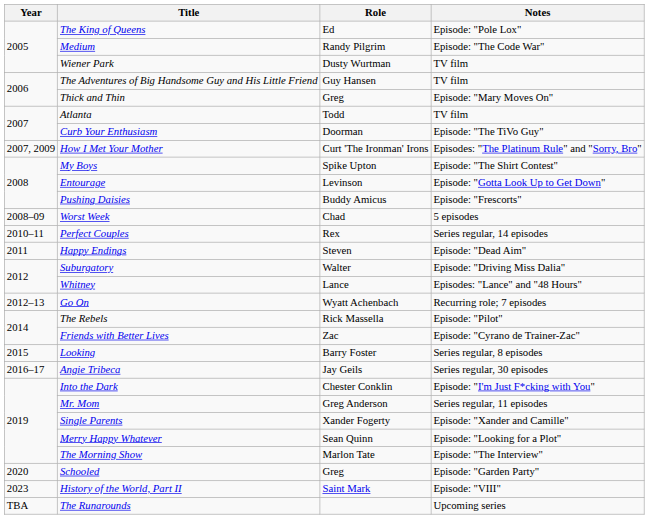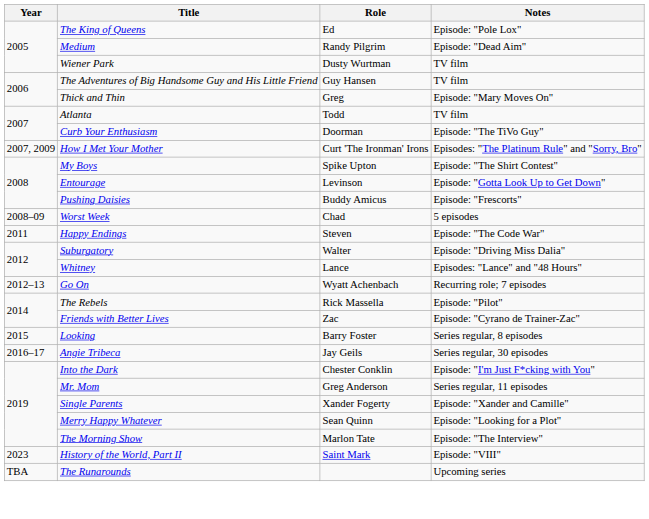(489, 47) Episode: "The Code War" -> (480, 47) Episode: "Dead Aim"
- row: (94, 234)
(480, 251) Episode: "Dead Aim" -> (489, 234) Episode: "The Code War"
- row: (80, 472)
